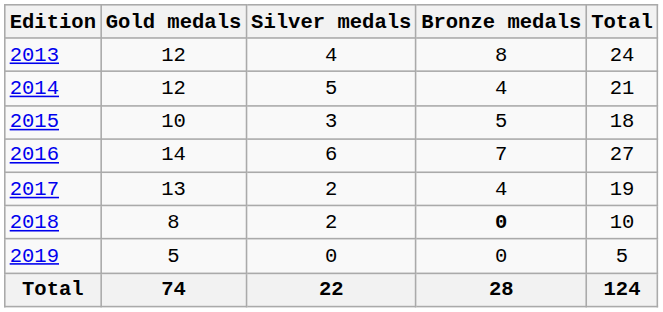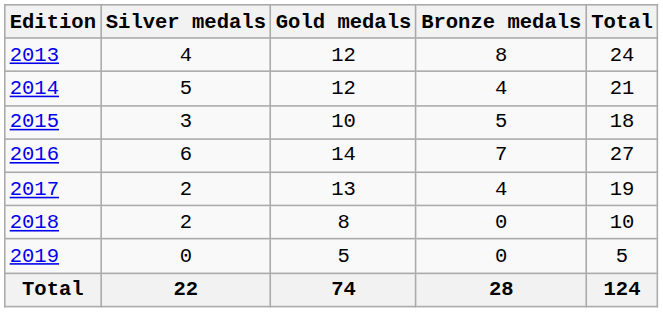columns swapped: (174, 22) <-> (331, 22)
(501, 222) bold -> (501, 222) normal
